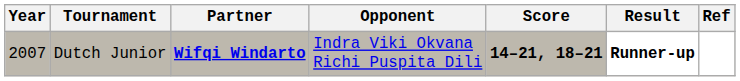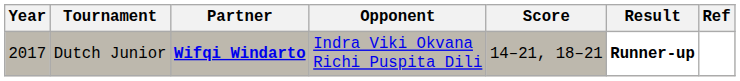(27, 53) 2007 -> (27, 53) 2017
(546, 53) bold -> (546, 53) normal
